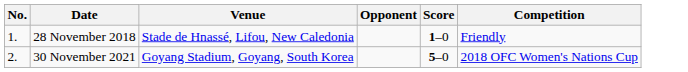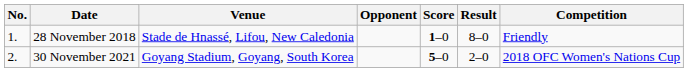+ column: (479, 15)
